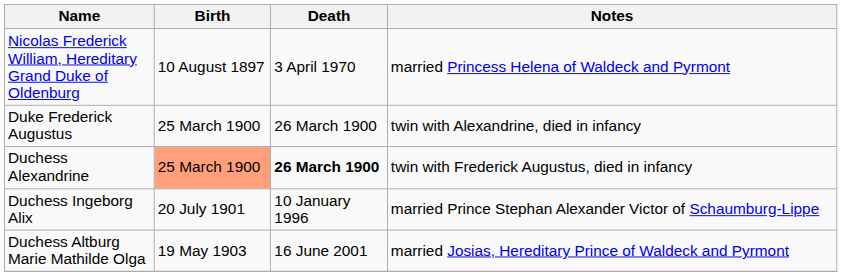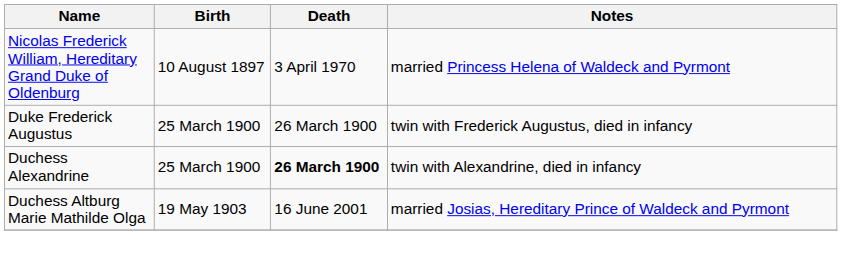(516, 125) twin with Alexandrine, died in infancy -> (542, 125) twin with Frederick Augustus, died in infancy
(209, 167) lightsalmon background -> (209, 167) no background
(542, 167) twin with Frederick Augustus, died in infancy -> (516, 167) twin with Alexandrine, died in infancy
- row: (70, 209)
